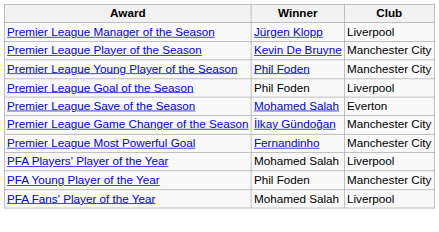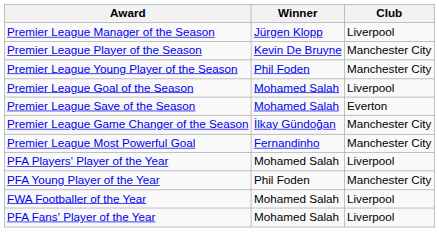(282, 87) Phil Foden -> (297, 87) Mohamed Salah
+ row: (77, 198)
